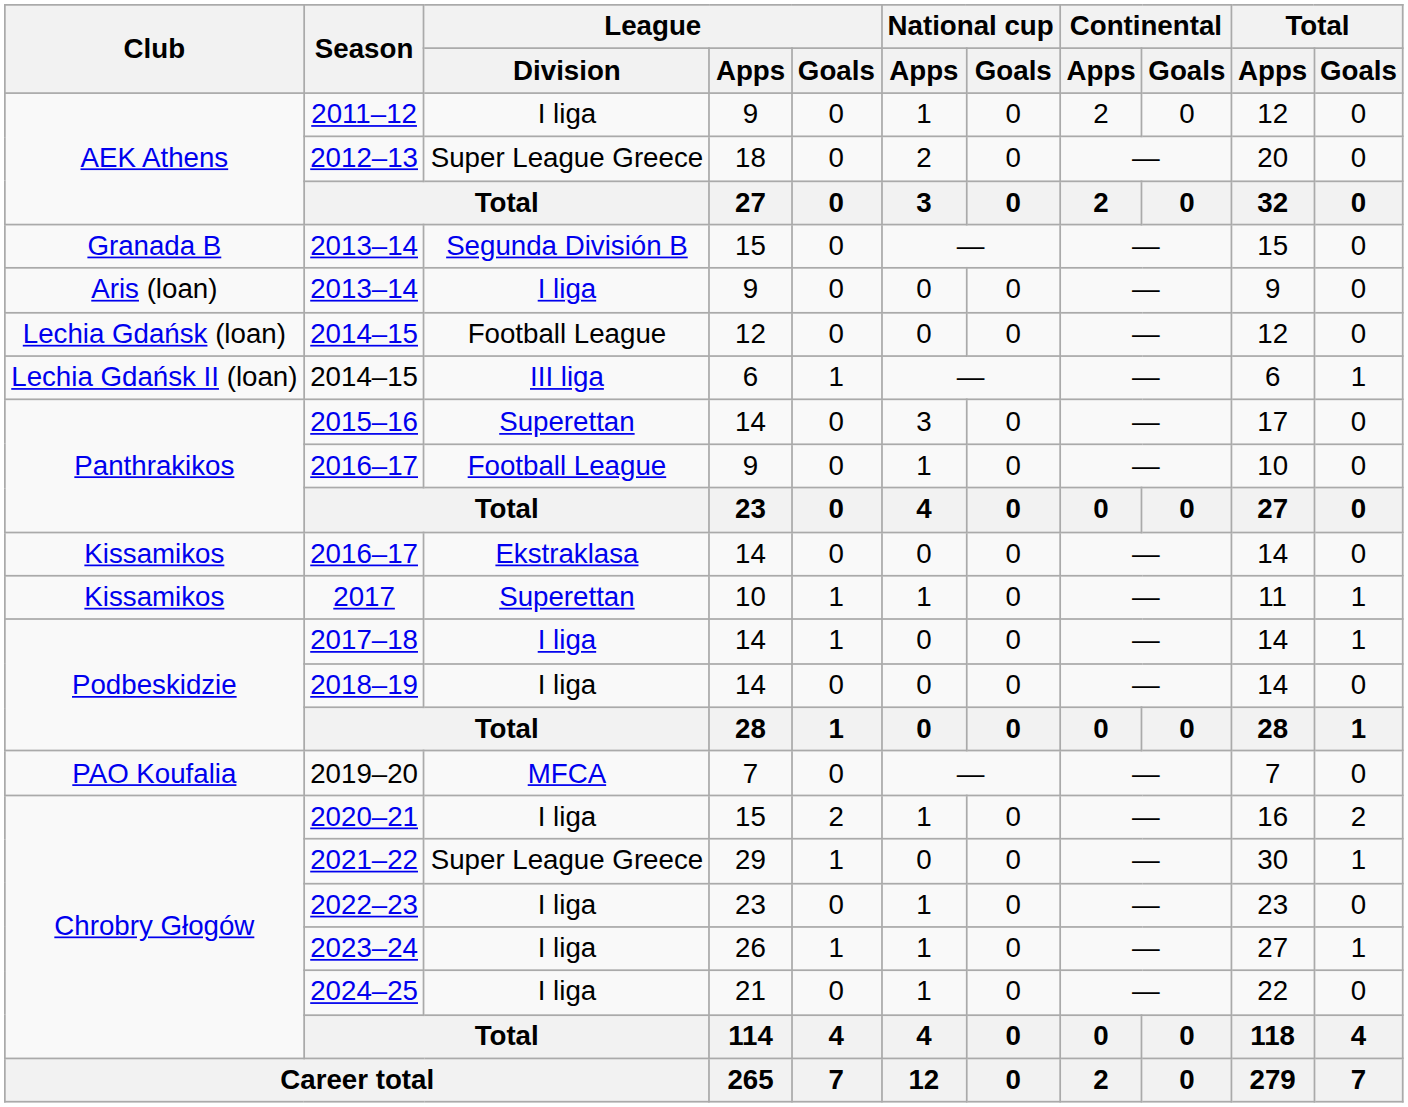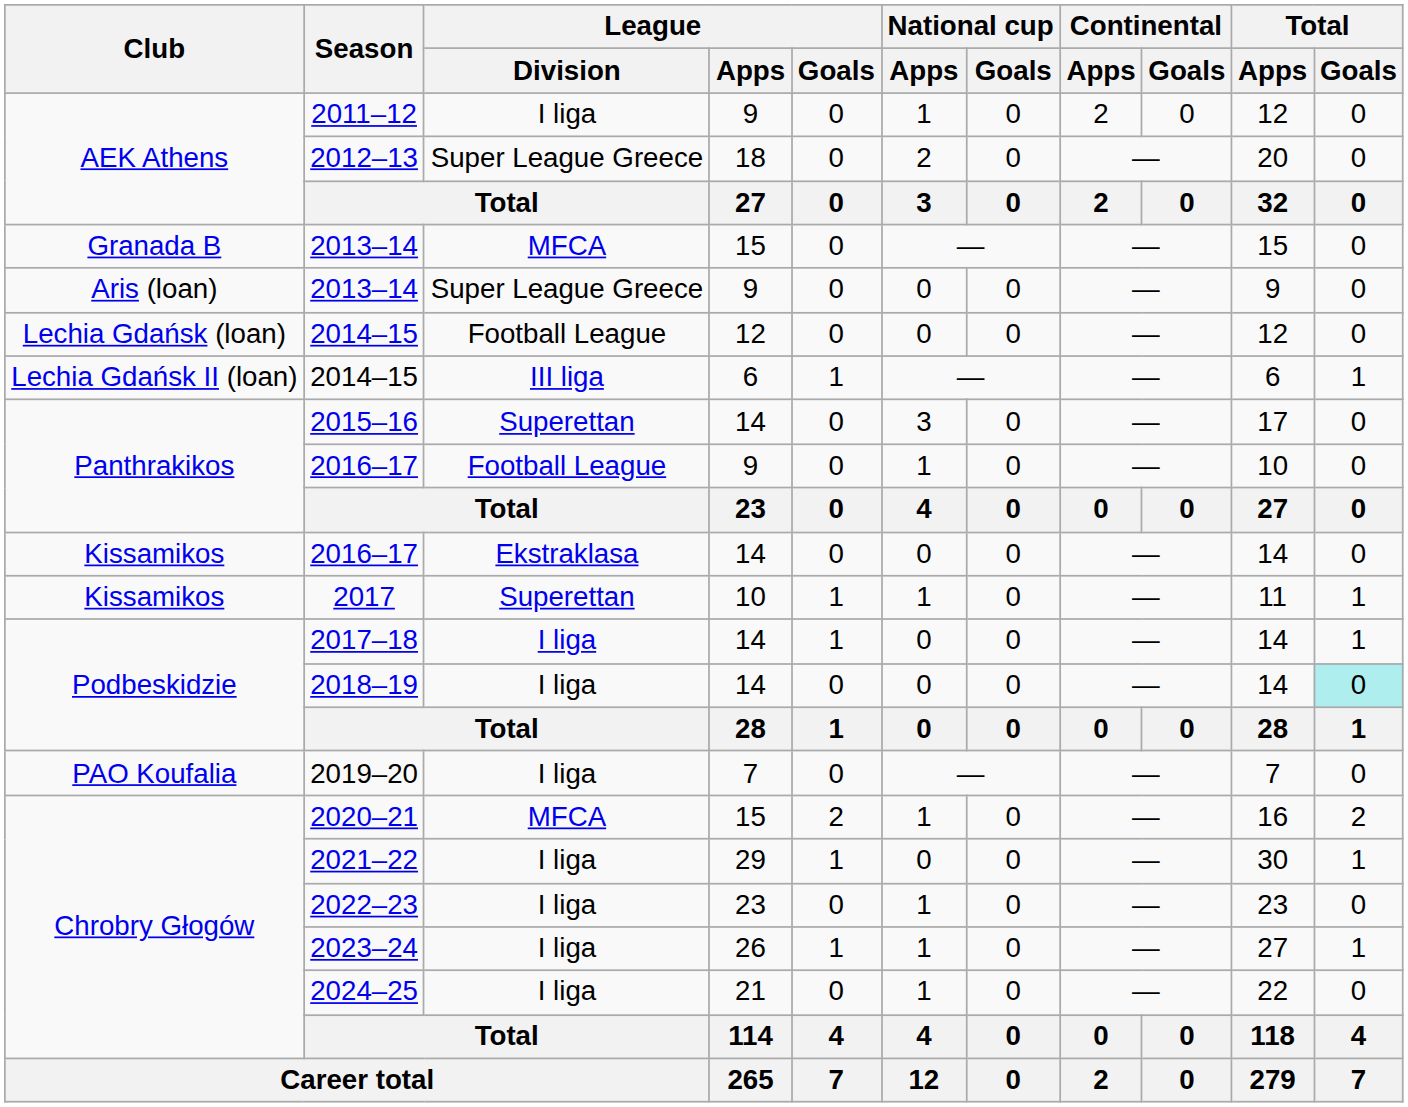(567, 245) Segunda División B -> (567, 245) MFCA
(567, 289) I liga -> (567, 289) Super League Greece
(1358, 684) no background -> (1358, 684) paleturquoise background
(567, 772) MFCA -> (567, 772) I liga
(567, 816) I liga -> (567, 816) MFCA
(567, 860) Super League Greece -> (567, 860) I liga
